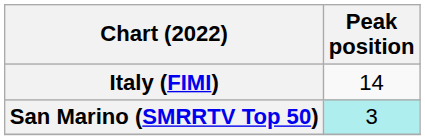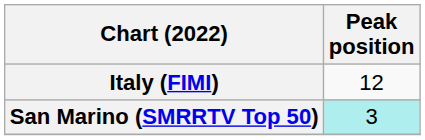(372, 81) 14 -> (372, 81) 12
